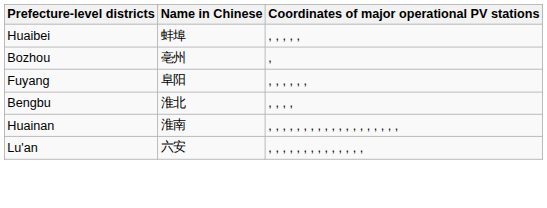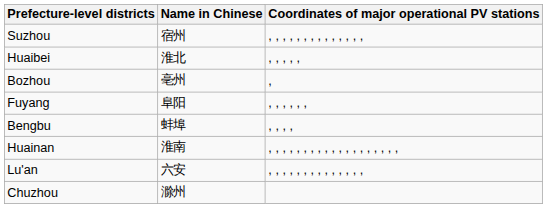+ row: (29, 35)
(173, 35) 蚌埠 -> (173, 57) 淮北
(173, 102) 淮北 -> (173, 125) 蚌埠
+ row: (33, 192)
